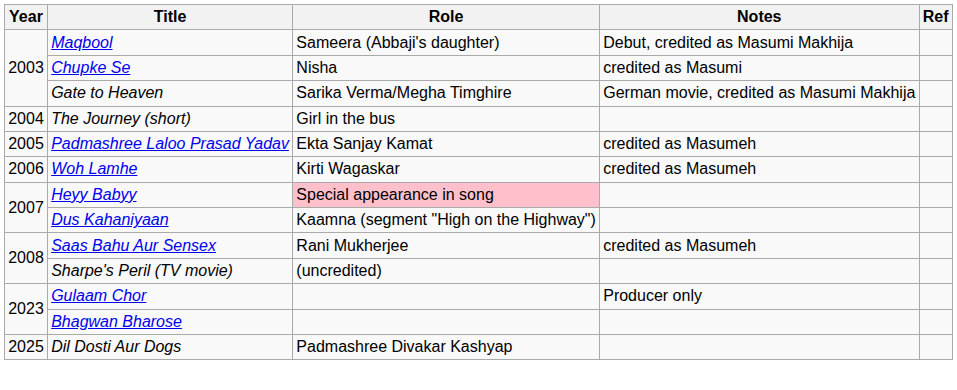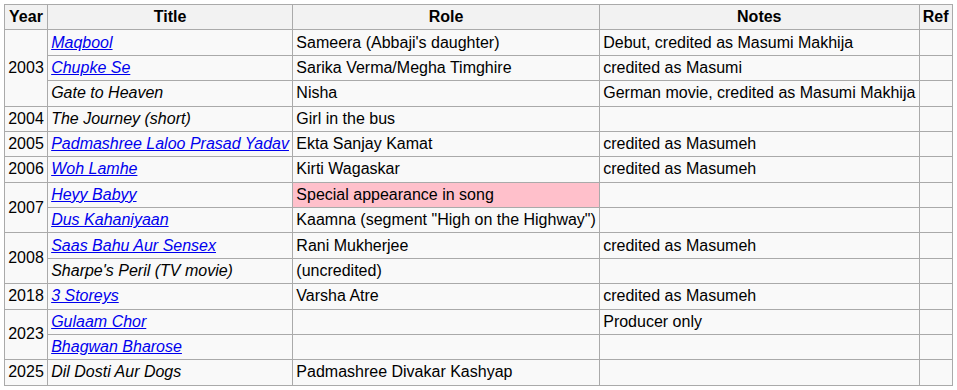(317, 67) Nisha -> (404, 67) Sarika Verma/Megha Timghire
(404, 93) Sarika Verma/Megha Timghire -> (317, 93) Nisha
+ row: (85, 296)
